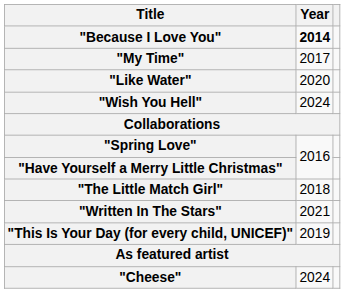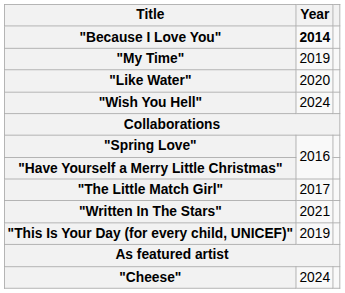(315, 59) 2017 -> (315, 59) 2019
(315, 189) 2018 -> (315, 189) 2017
